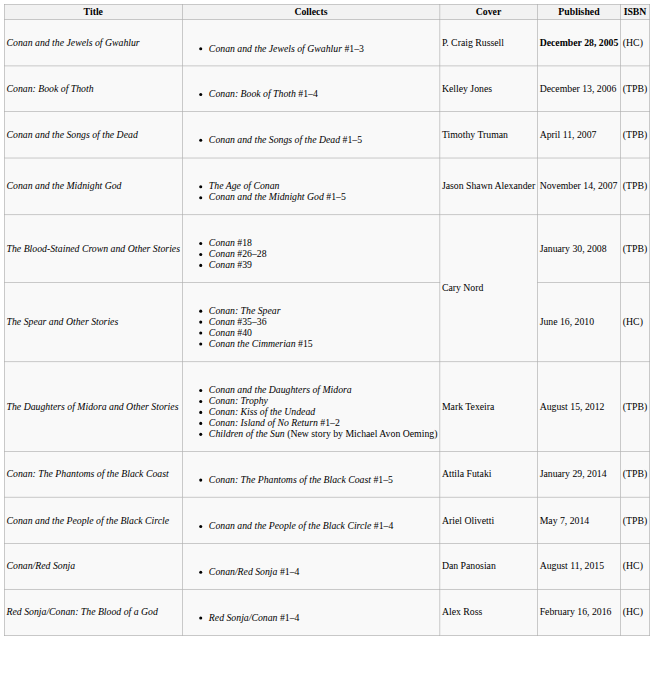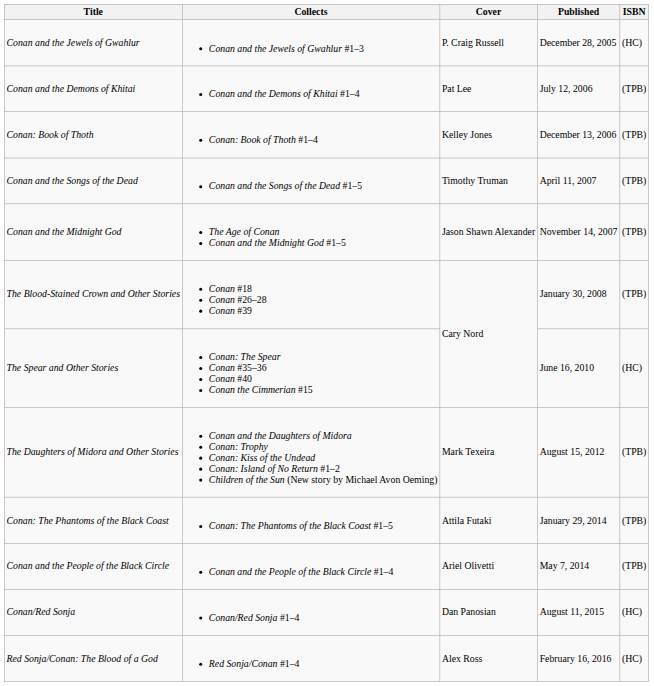(579, 42) bold -> (578, 42) normal
+ row: (71, 88)
